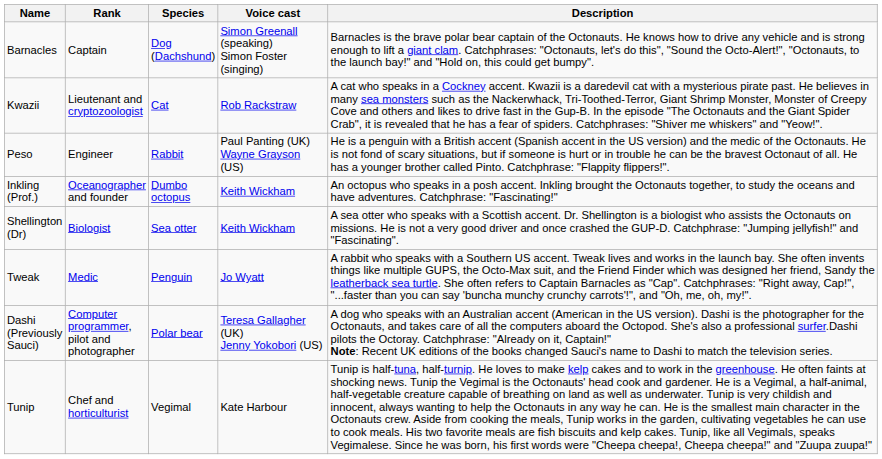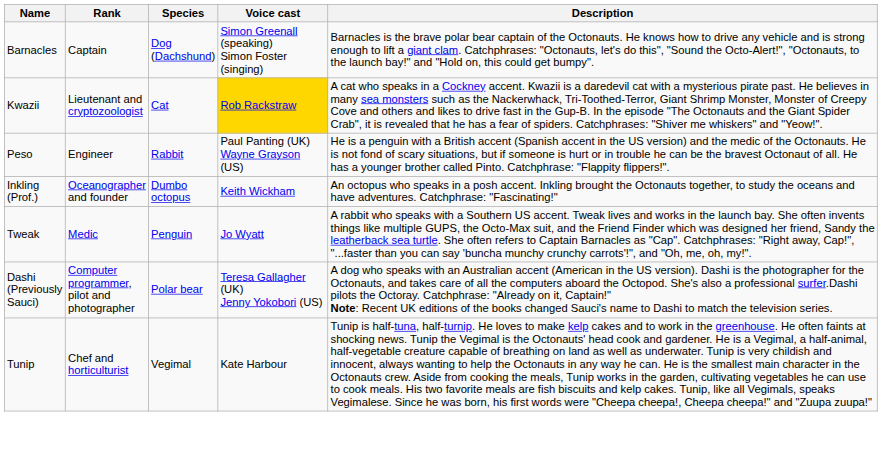(258, 105) no background -> (258, 105) gold background
- row: (35, 228)
